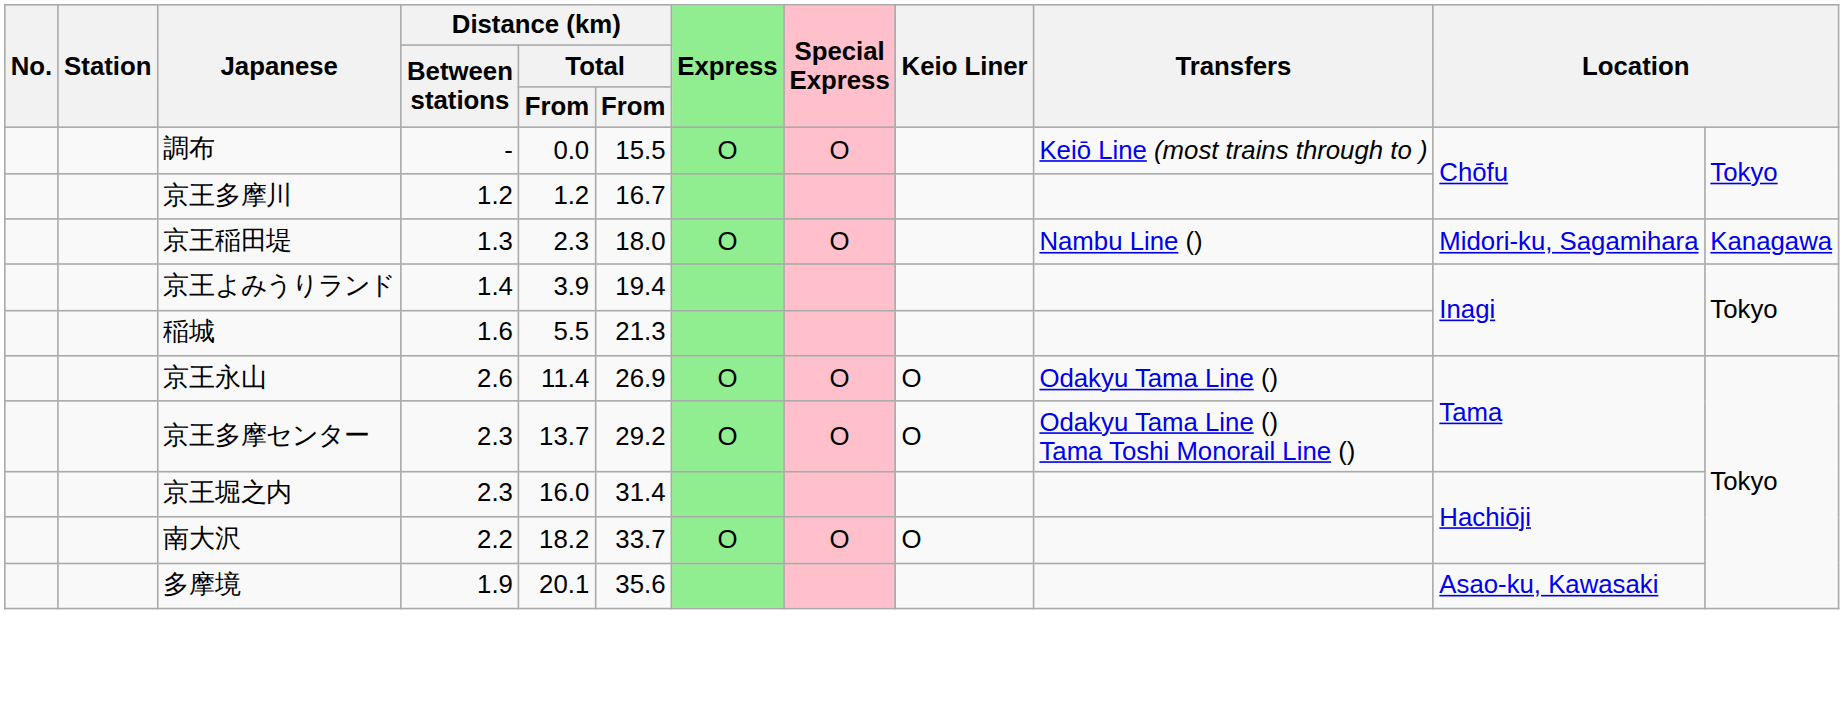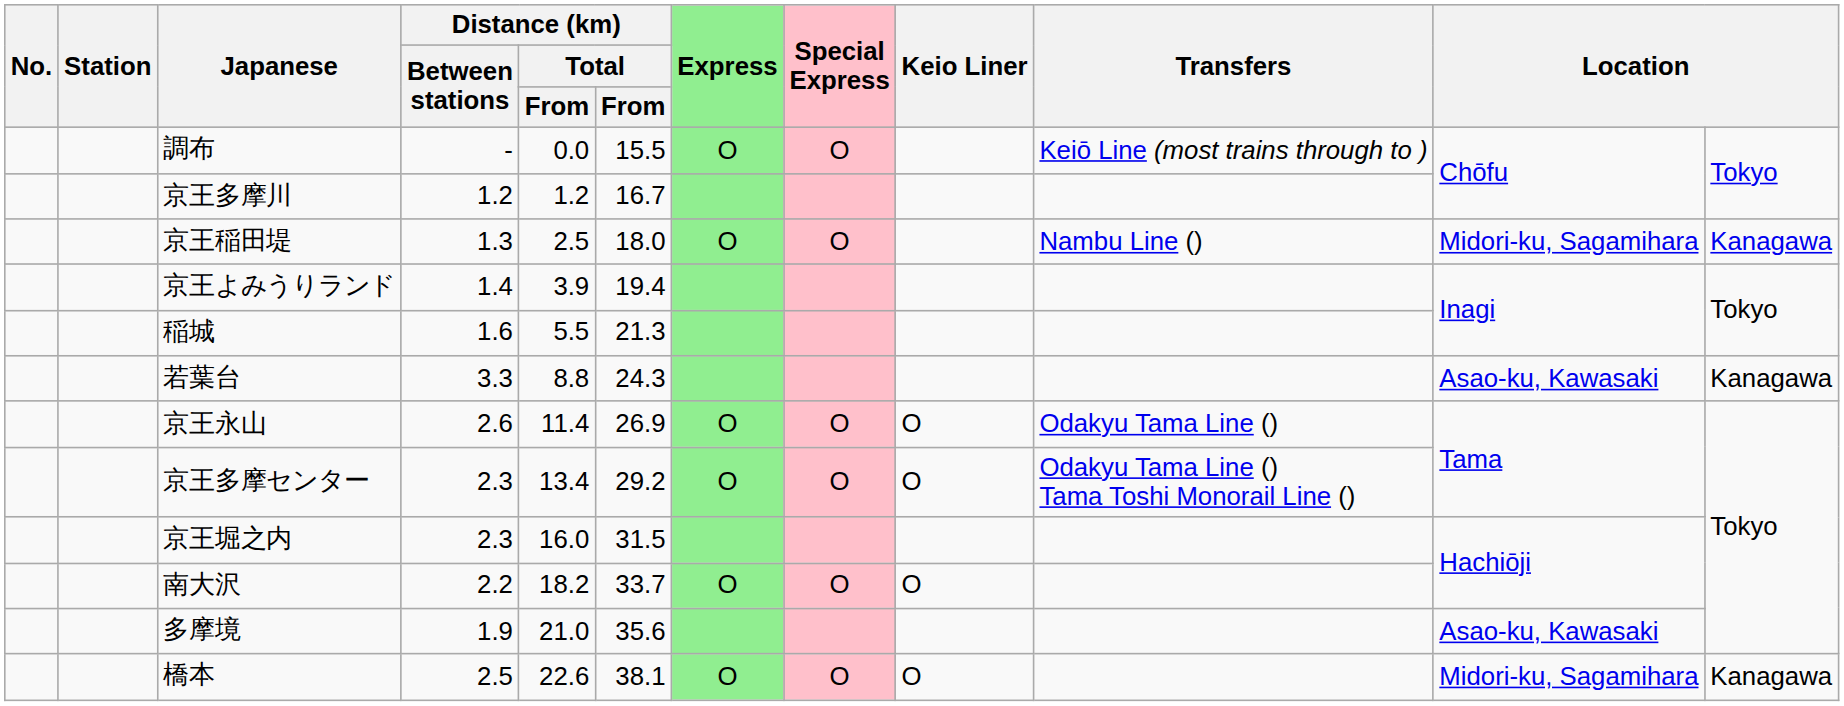(571, 241) 2.3 -> (571, 241) 2.5
+ row: (202, 377)
(564, 436) 13.7 -> (564, 481) 13.4
(640, 493) 31.4 -> (640, 539) 31.5
(564, 585) 20.1 -> (564, 630) 21.0
+ row: (189, 675)
